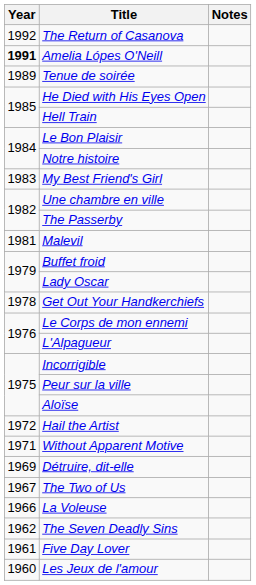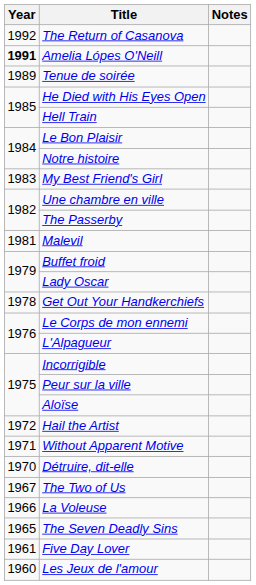(22, 466) 1969 -> (22, 466) 1970
(22, 528) 1962 -> (22, 528) 1965
